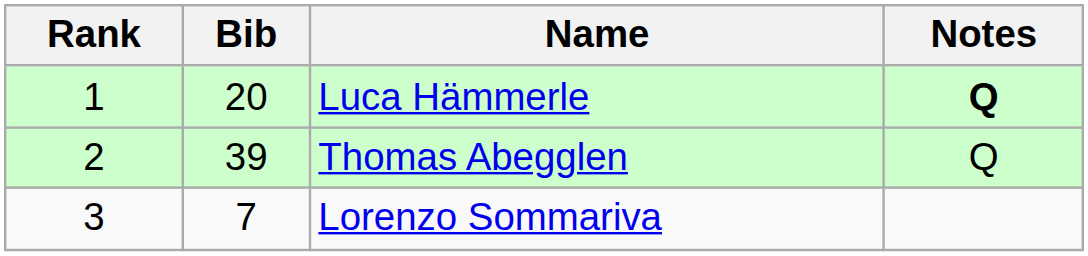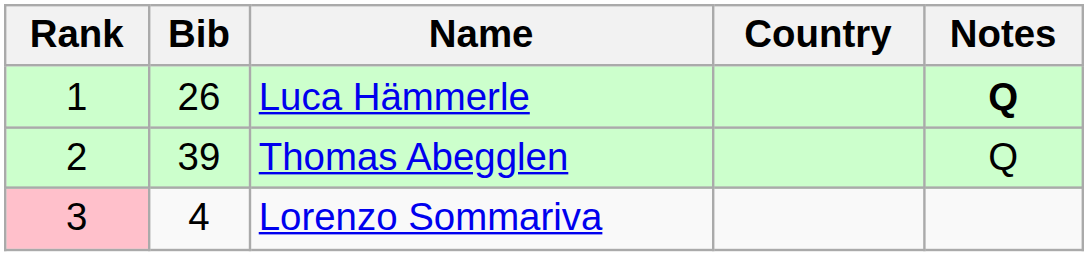+ column: (818, 34)
(246, 95) 20 -> (199, 95) 26
(94, 217) no background -> (77, 217) pink background
(246, 217) 7 -> (199, 217) 4
